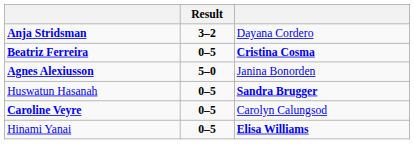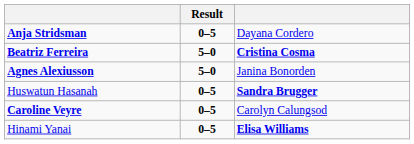(207, 33) 3–2 -> (207, 33) 0–5
(207, 52) 0–5 -> (207, 52) 5–0
